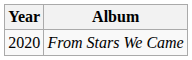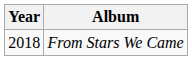(24, 42) 2020 -> (24, 42) 2018
